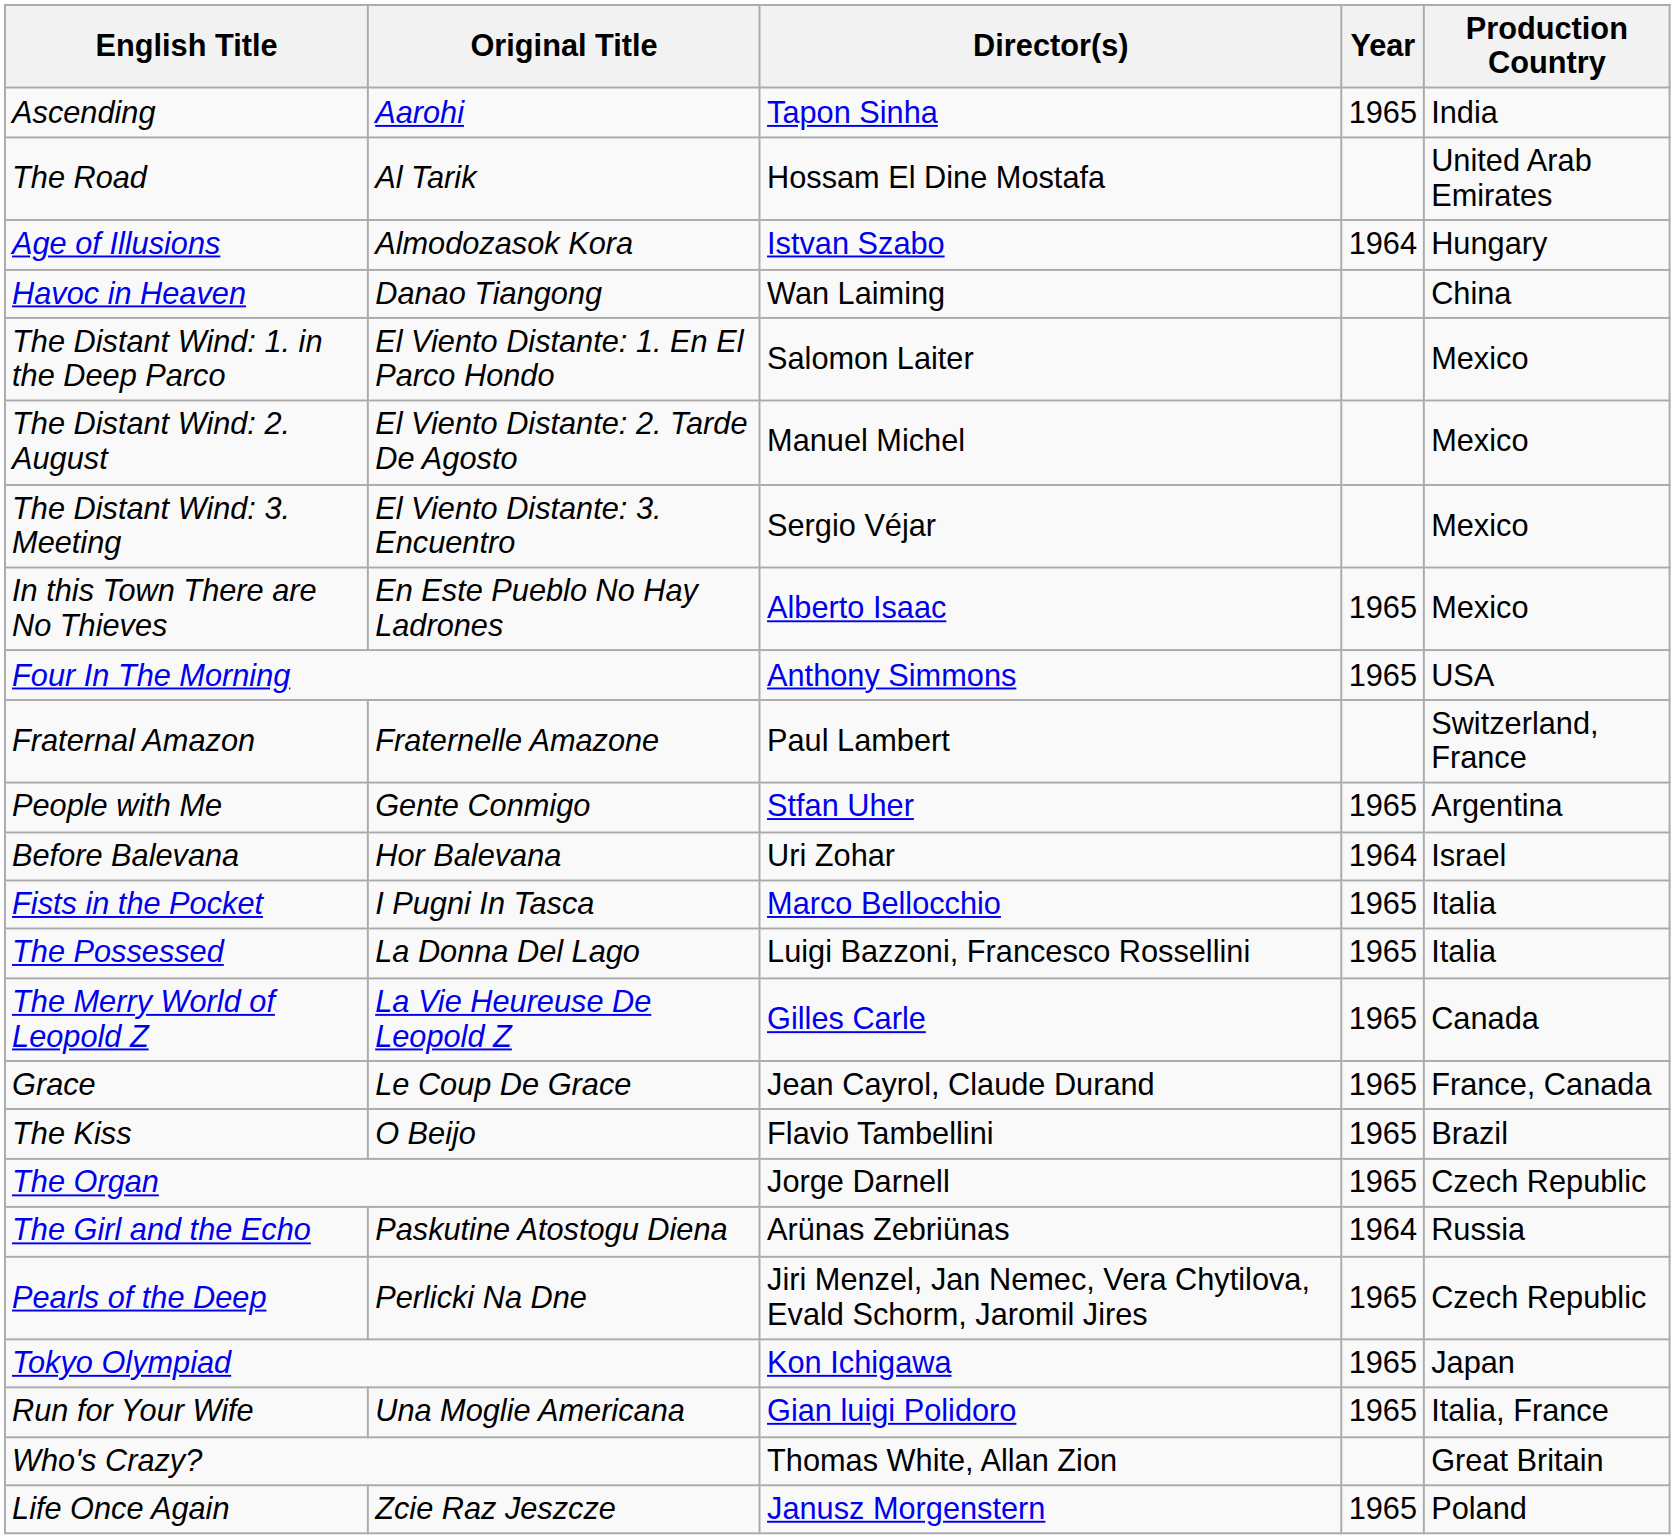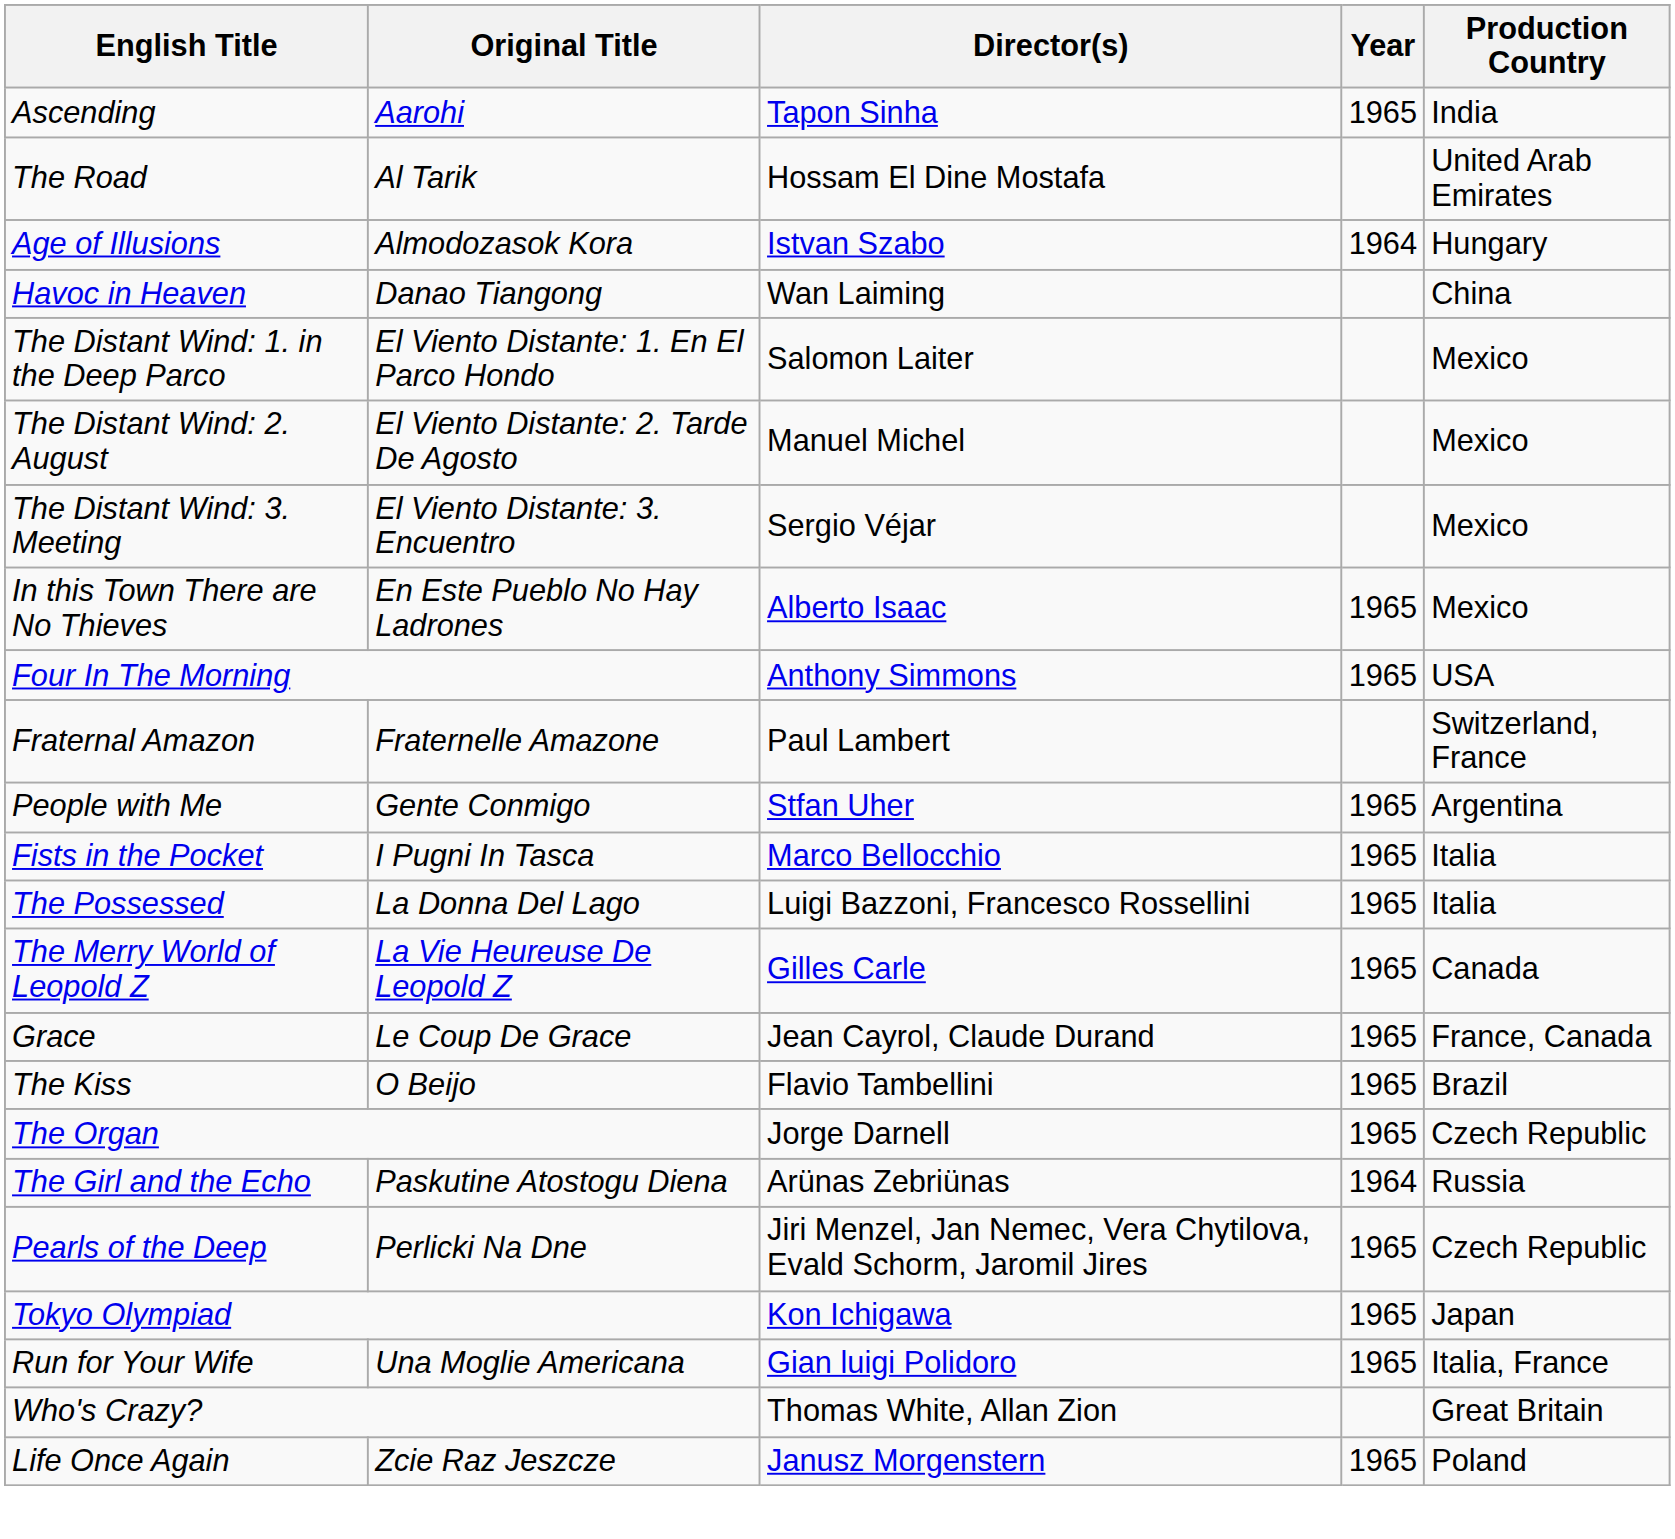- row: (126, 855)
